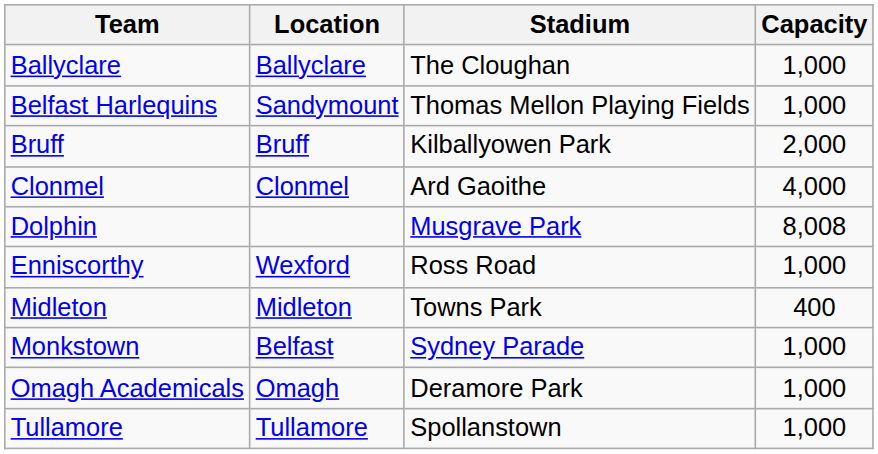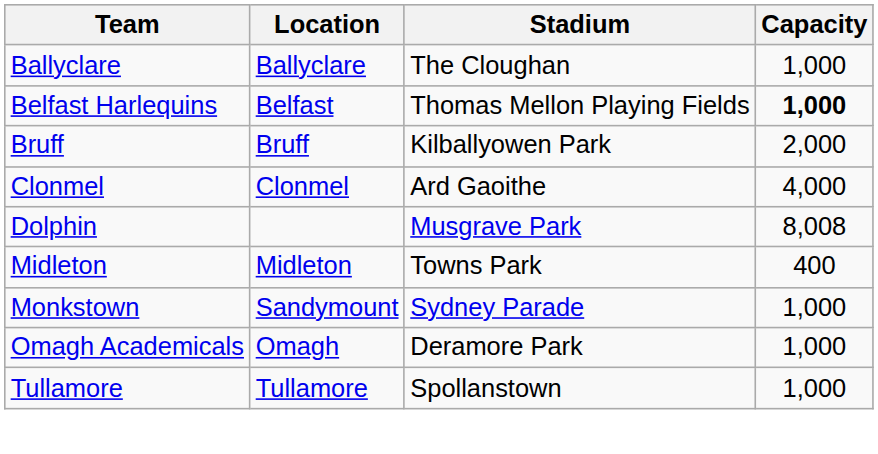(327, 105) Sandymount -> (295, 105) Belfast
(814, 105) normal -> (814, 105) bold
- row: (77, 266)
(295, 347) Belfast -> (327, 307) Sandymount
